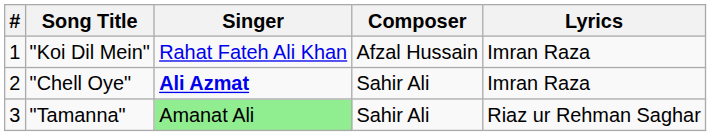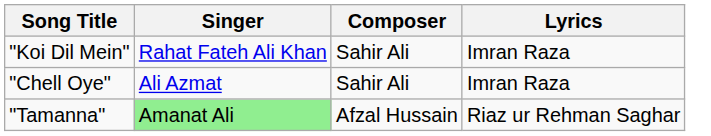- column: (15, 21)
(417, 52) Afzal Hussain -> (373, 52) Sahir Ali
(204, 84) bold -> (180, 84) normal
(393, 115) Sahir Ali -> (397, 115) Afzal Hussain
